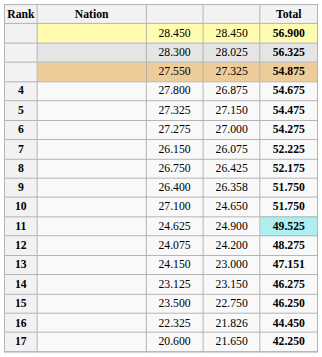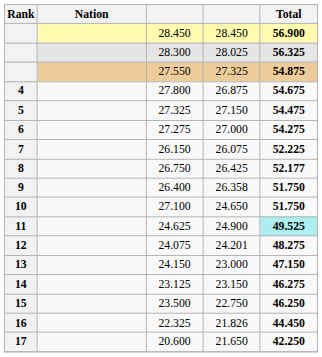(289, 168) 52.175 -> (289, 168) 52.177
(232, 245) 24.200 -> (232, 245) 24.201
(289, 264) 47.151 -> (289, 264) 47.150
